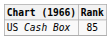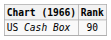(92, 28) 85 -> (92, 28) 90
